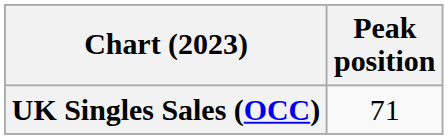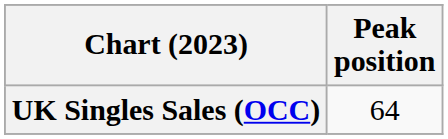(385, 109) 71 -> (385, 109) 64
